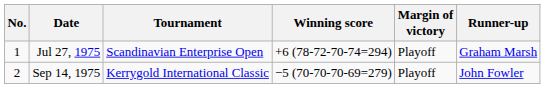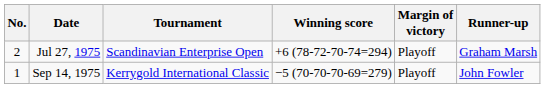(17, 51) 1 -> (17, 51) 2
(17, 73) 2 -> (17, 73) 1
